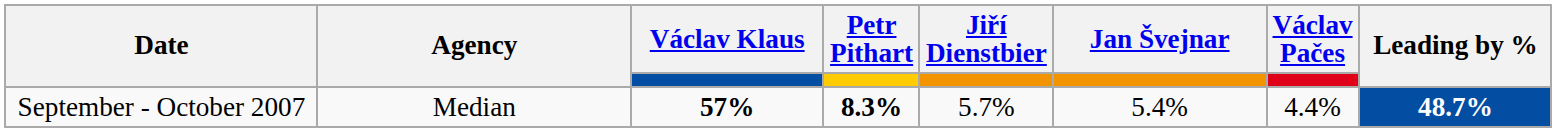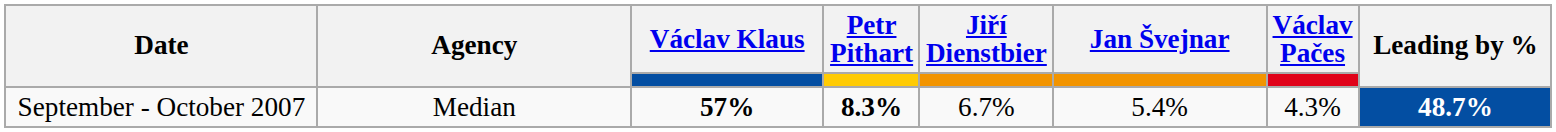(986, 106) 5.7% -> (986, 106) 6.7%
(1313, 106) 4.4% -> (1313, 106) 4.3%
